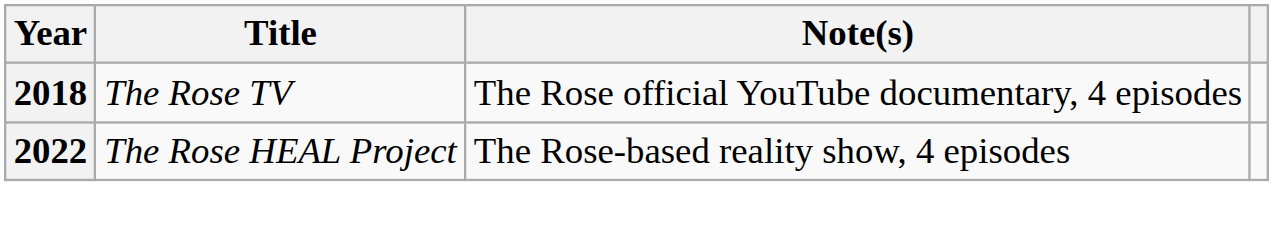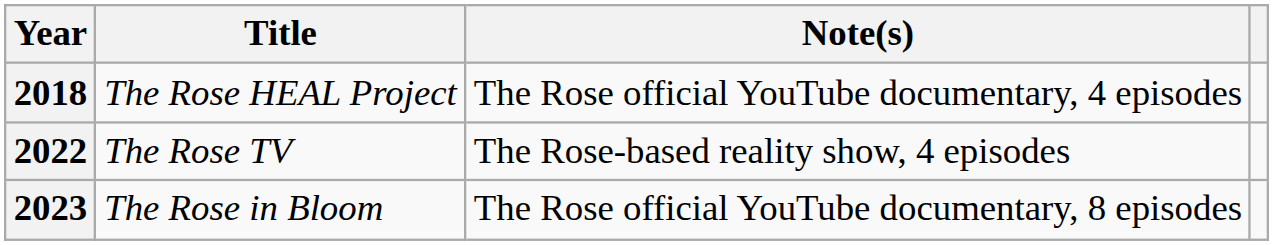(198, 92) The Rose TV -> (281, 92) The Rose HEAL Project
(281, 150) The Rose HEAL Project -> (198, 150) The Rose TV
+ row: (50, 208)
